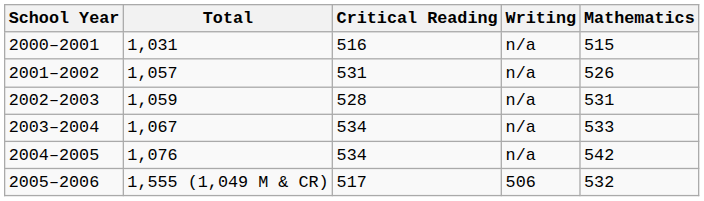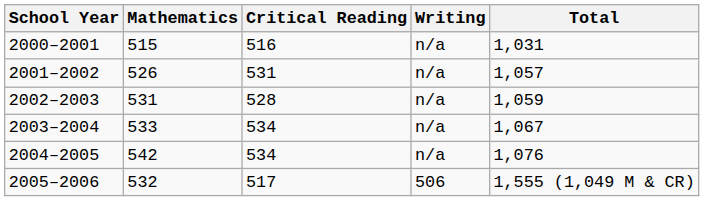columns swapped: (639, 18) <-> (228, 18)
